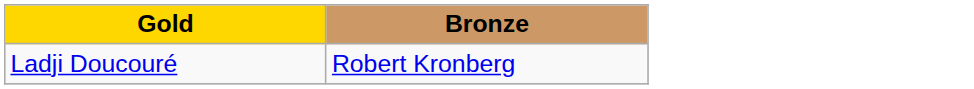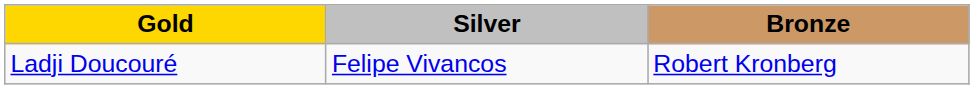+ column: (487, 24)
